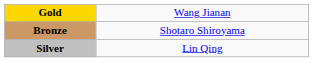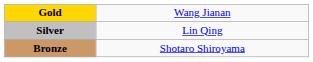rows swapped: (50, 48) <-> (50, 30)
